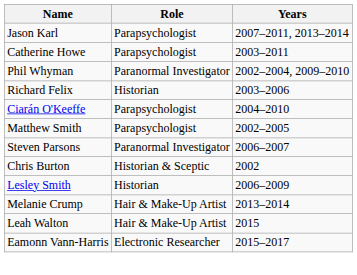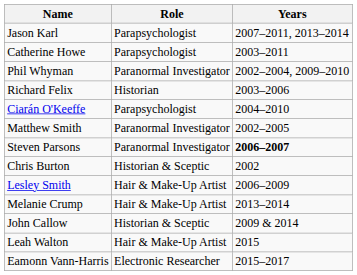(155, 128) Parapsychologist -> (172, 128) Paranormal Investigator
(262, 147) normal -> (262, 147) bold
(136, 185) Historian -> (170, 185) Hair & Make-Up Artist
+ row: (37, 223)
